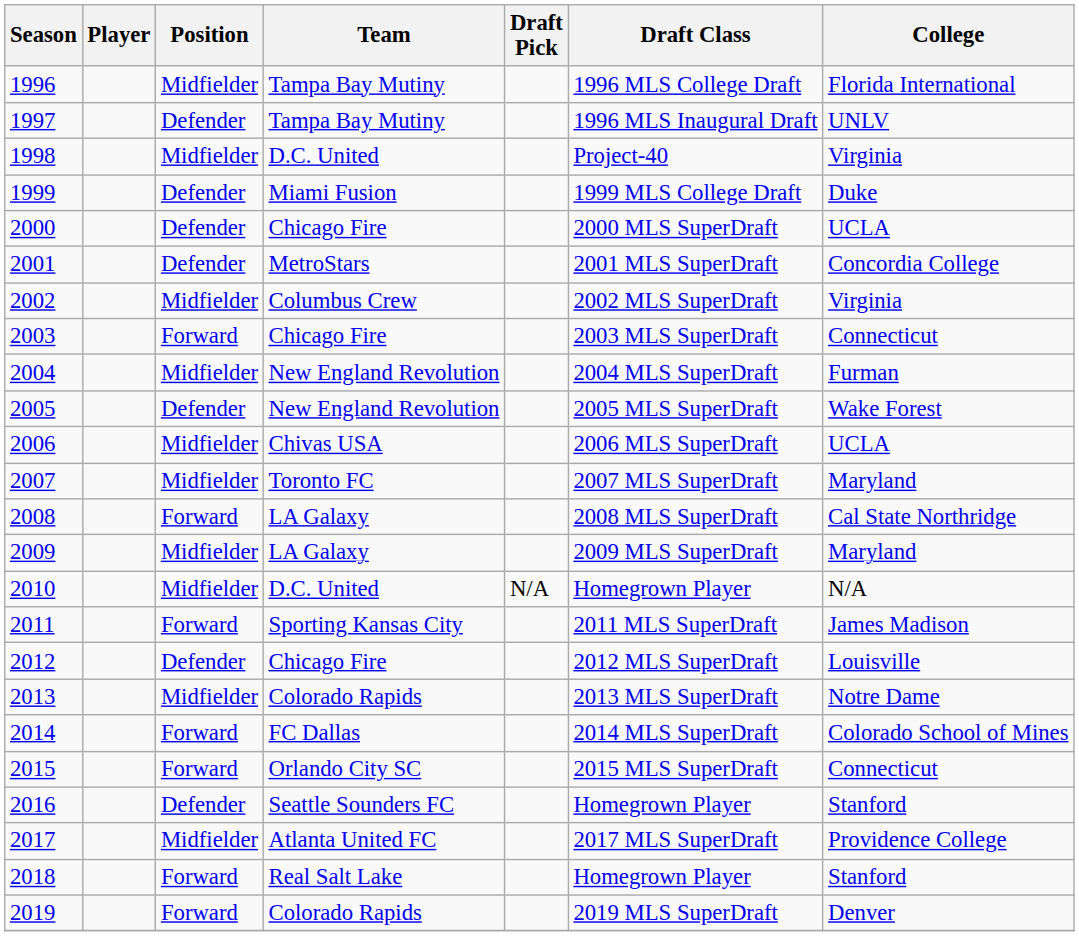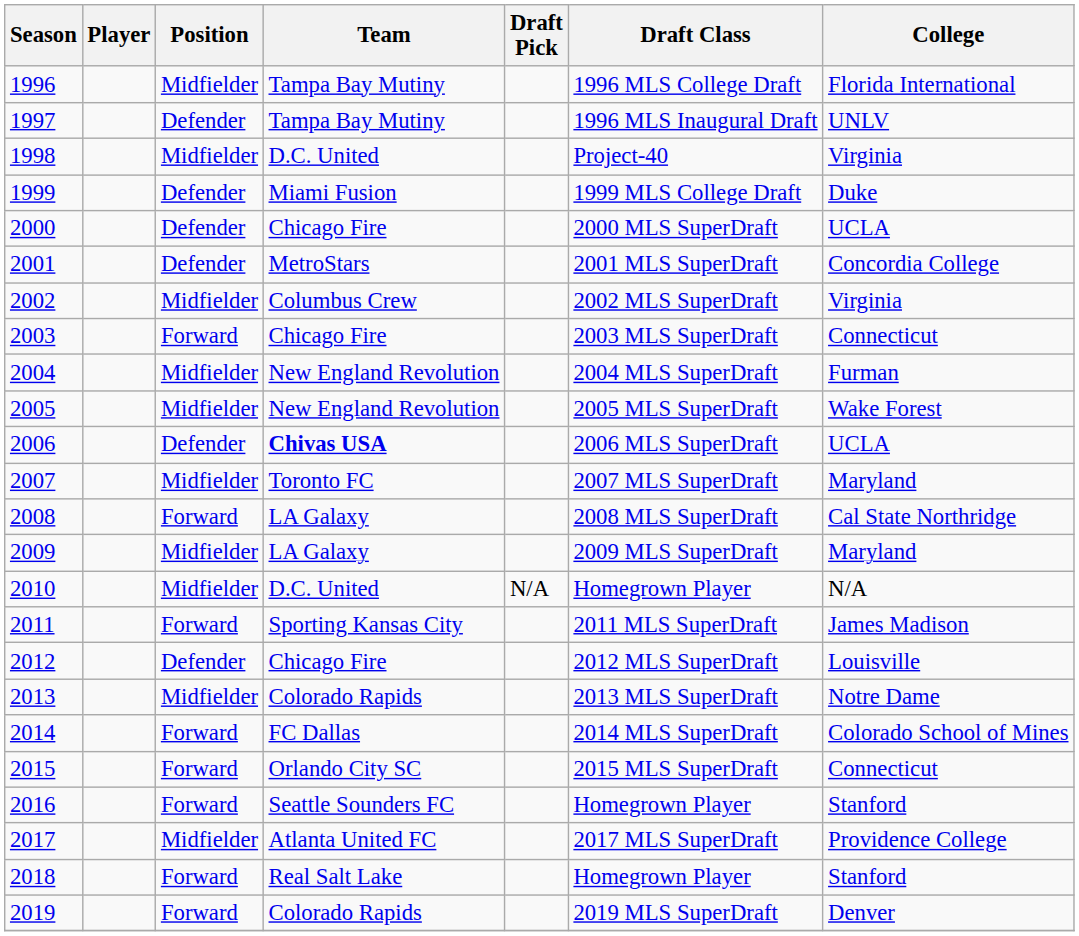(203, 408) Defender -> (209, 408) Midfielder
(209, 444) Midfielder -> (203, 444) Defender
(326, 444) normal -> (328, 444) bold
(203, 804) Defender -> (199, 804) Forward
